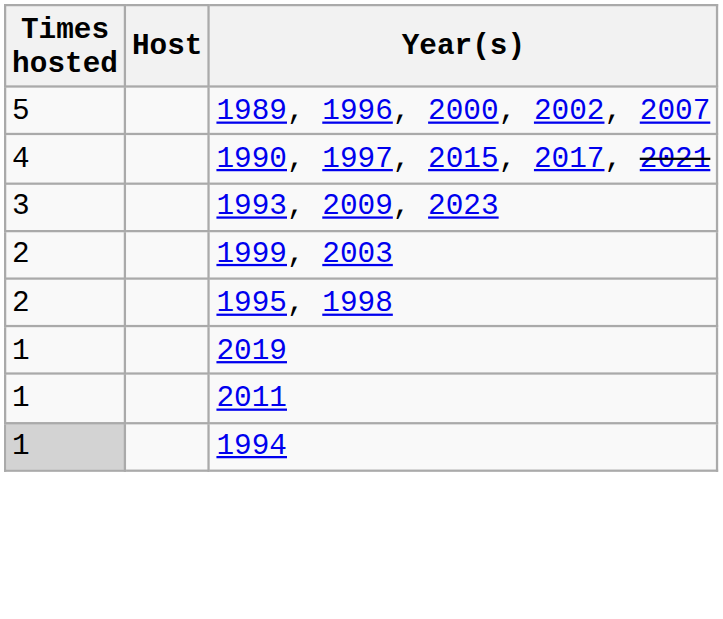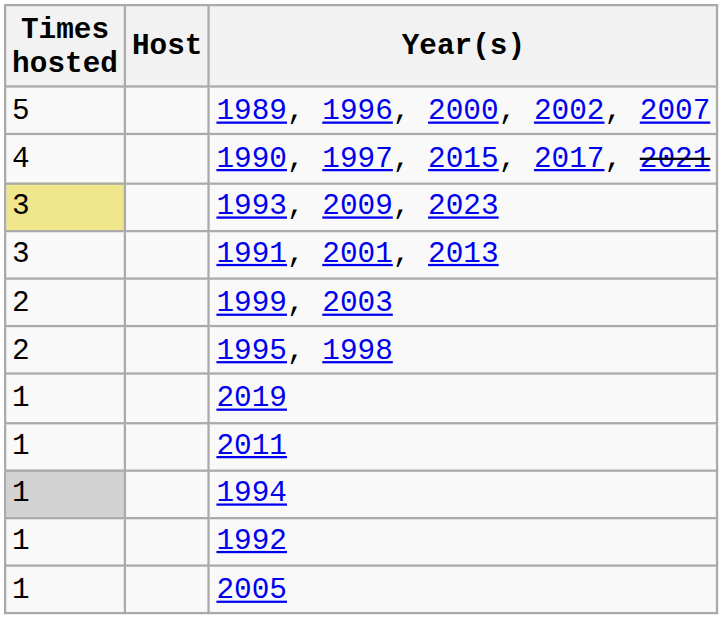(21, 207) no background -> (21, 207) khaki background
+ row: (358, 255)
+ row: (252, 542)
+ row: (252, 590)
